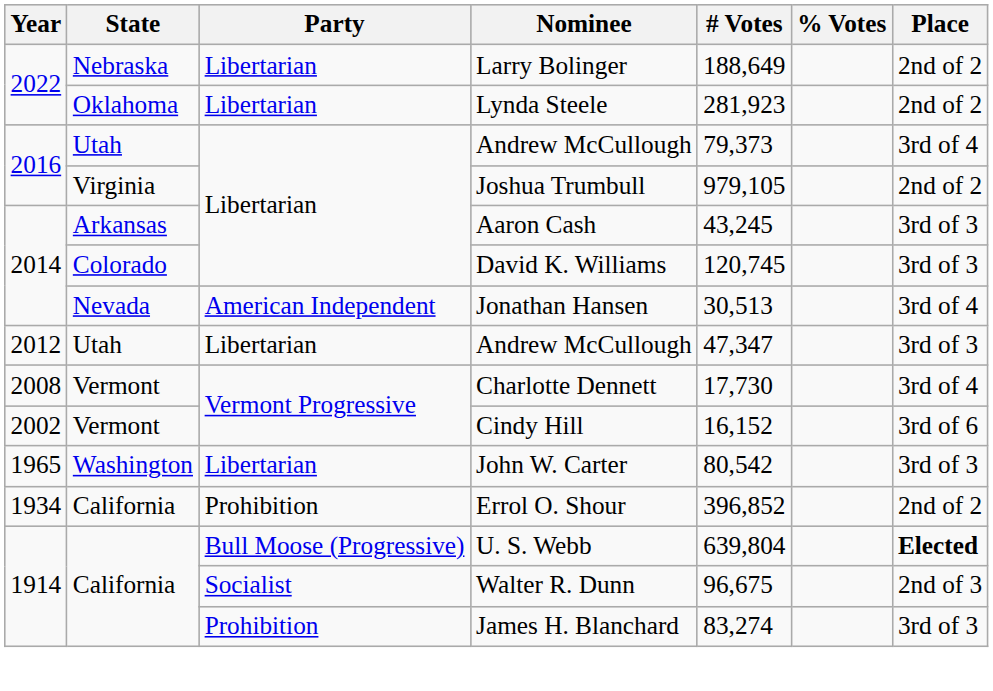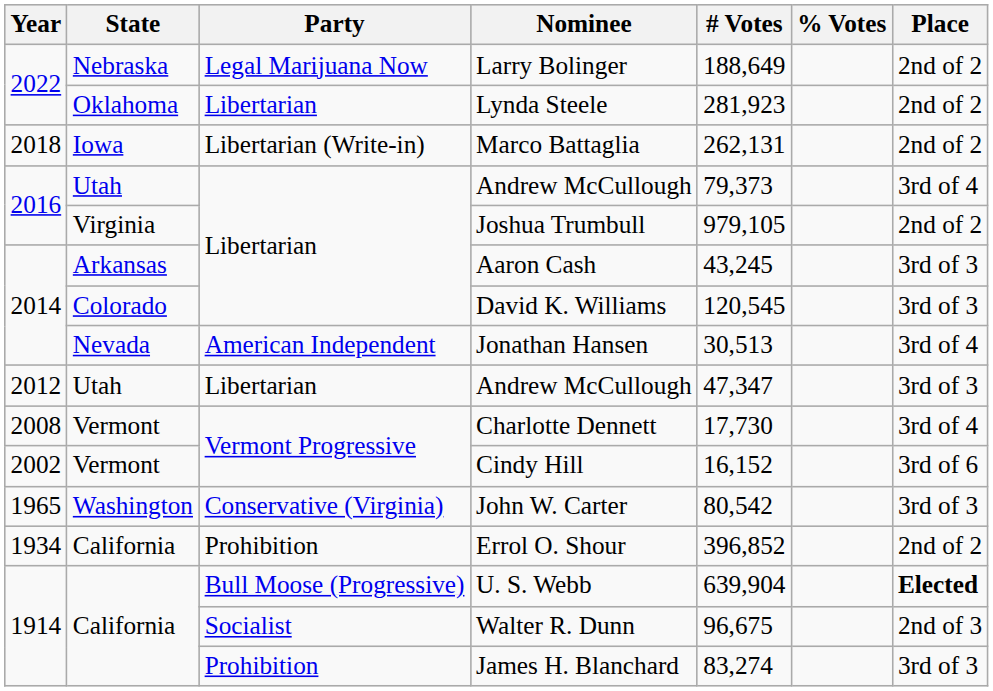(261, 64) Libertarian -> (316, 64) Legal Marijuana Now
+ row: (36, 144)
(744, 265) 120,745 -> (744, 305) 120,545
(261, 465) Libertarian -> (324, 505) Conservative (Virginia)
(744, 545) 639,804 -> (744, 585) 639,904
